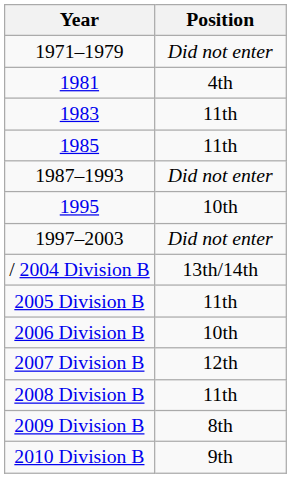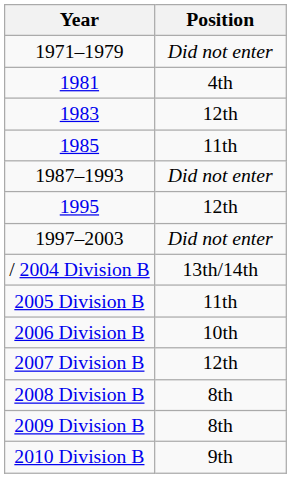(220, 113) 11th -> (220, 113) 12th
(220, 207) 10th -> (220, 207) 12th
(220, 394) 11th -> (220, 394) 8th
